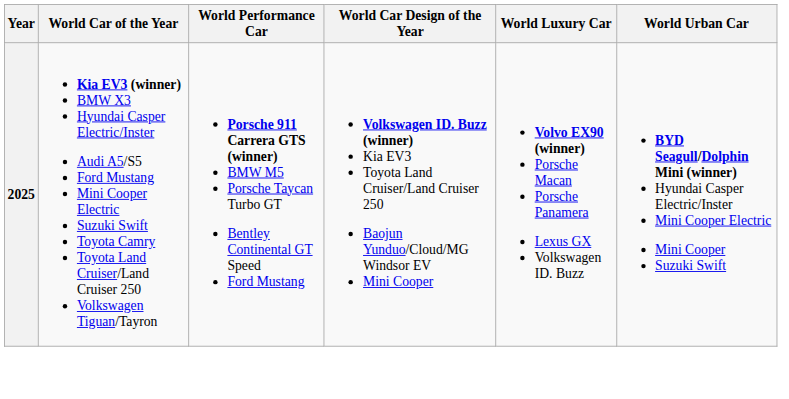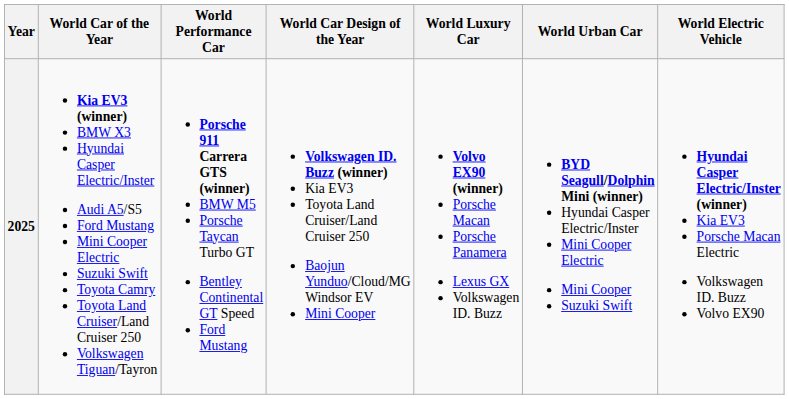+ column: (721, 32)
